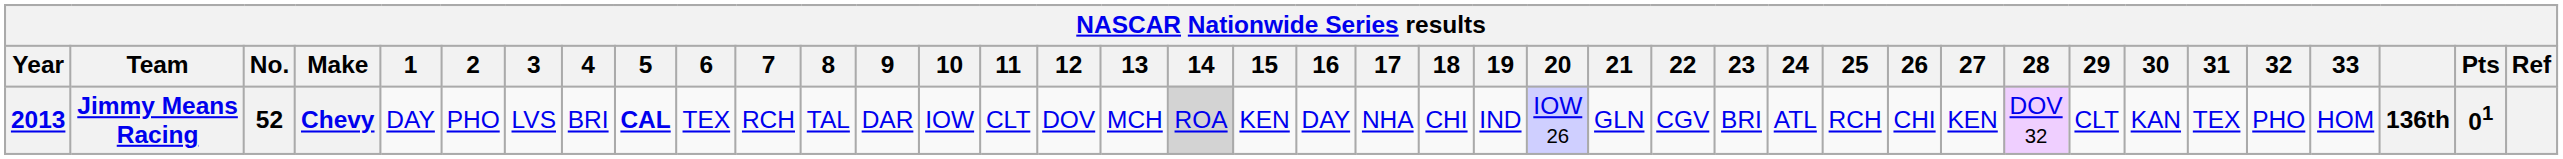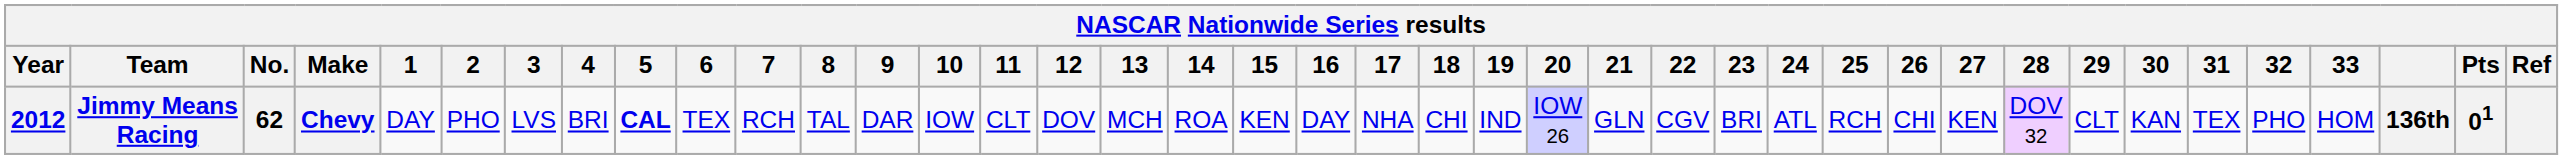(38, 120) 2013 -> (38, 120) 2012
(269, 120) 52 -> (269, 120) 62
(1201, 120) lightgrey background -> (1201, 120) no background
